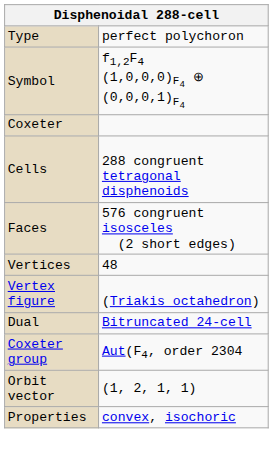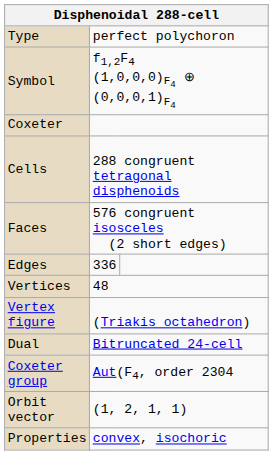+ row: (27, 265)
